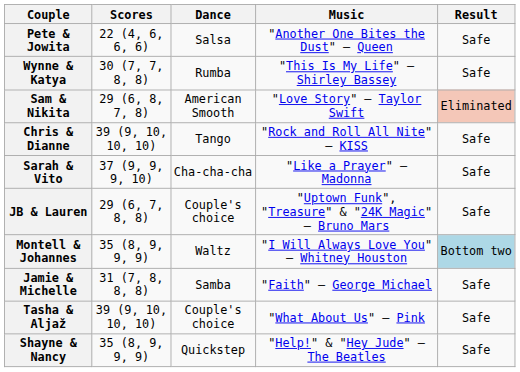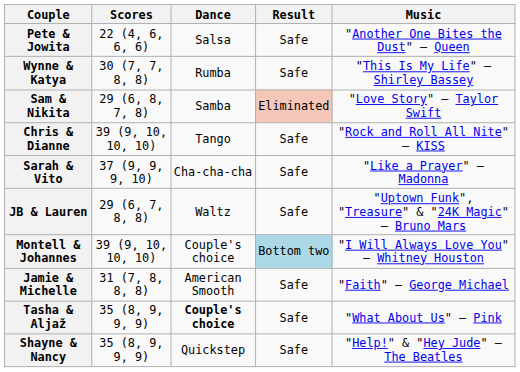columns swapped: (347, 14) <-> (476, 14)
(213, 106) American Smooth -> (213, 106) Samba
(213, 212) Couple's choice -> (213, 212) Waltz
(131, 251) 35 (8, 9, 9, 9) -> (131, 251) 39 (9, 10, 10, 10)
(213, 251) Waltz -> (213, 251) Couple's choice
(213, 284) Samba -> (213, 284) American Smooth
(131, 317) 39 (9, 10, 10, 10) -> (131, 317) 35 (8, 9, 9, 9)
(213, 317) normal -> (213, 317) bold
